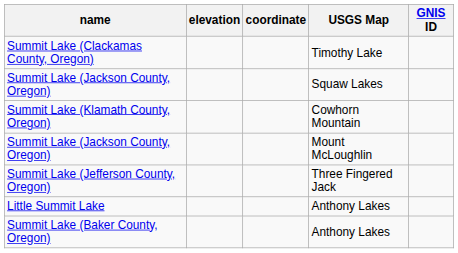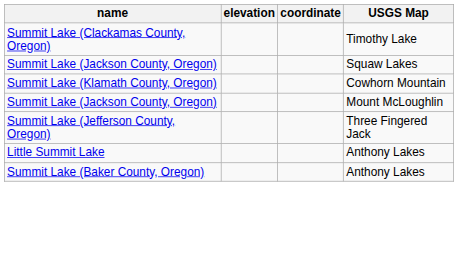- column: (431, 20)
